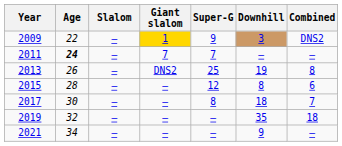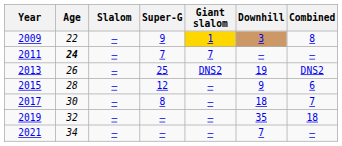columns swapped: (165, 18) <-> (213, 18)
(312, 39) DNS2 -> (312, 39) 8
(312, 70) 8 -> (312, 70) DNS2
(261, 86) 8 -> (261, 86) 9
(261, 133) 9 -> (261, 133) 7
